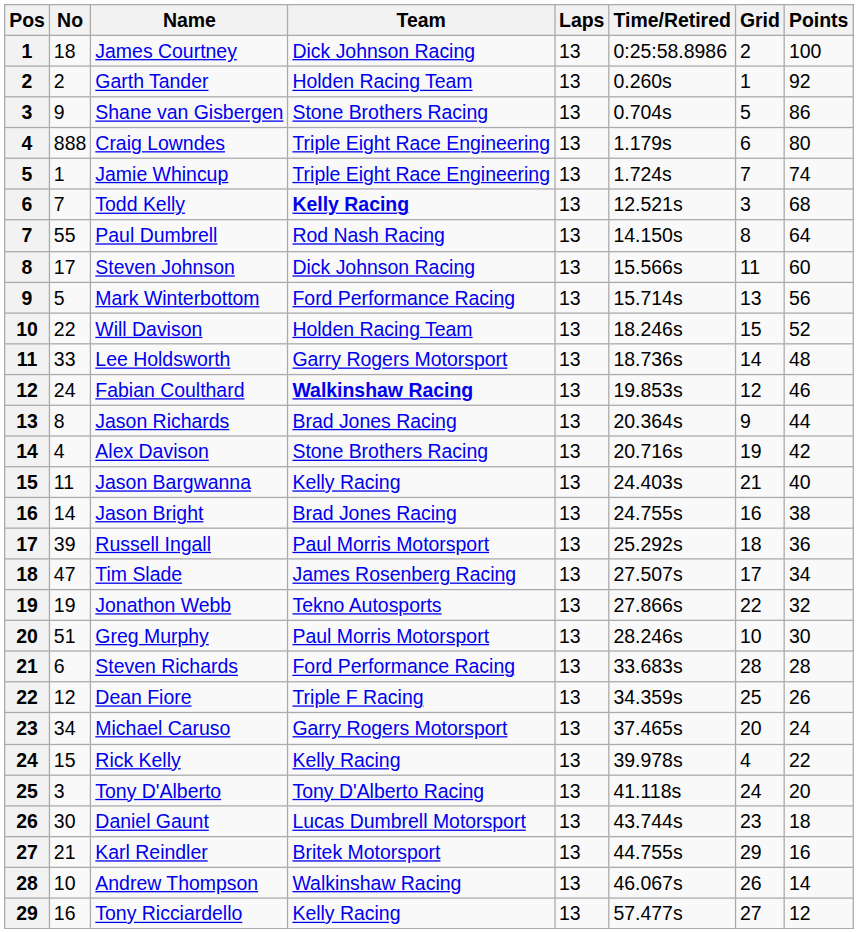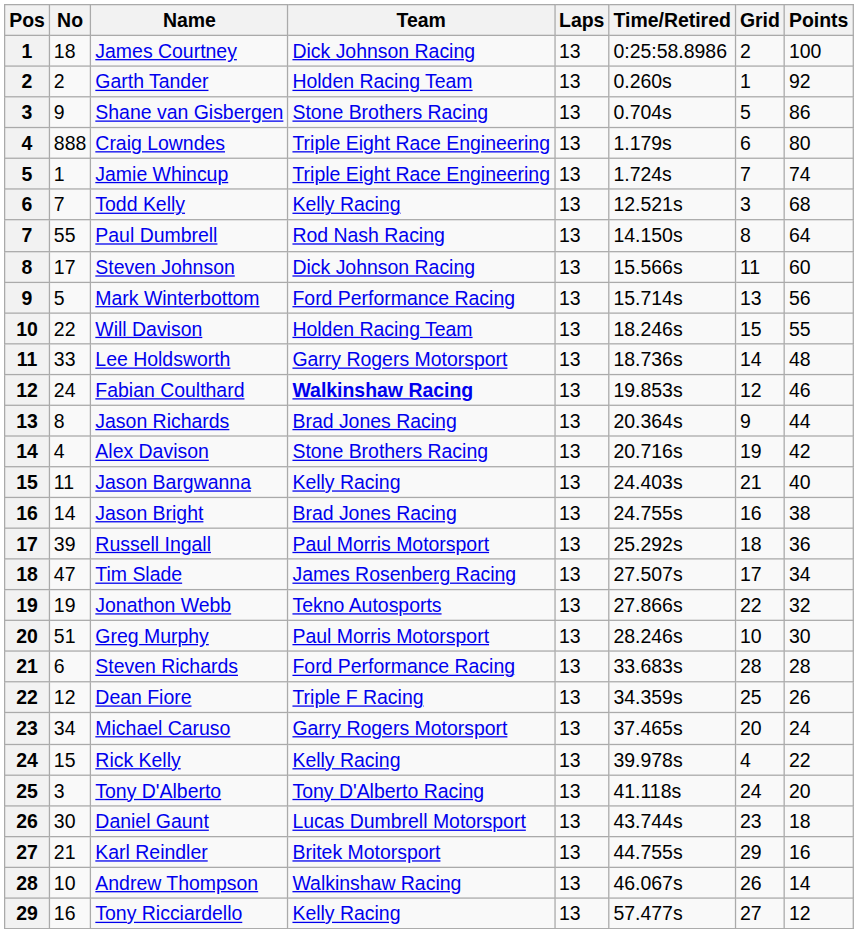(351, 205) bold -> (346, 205) normal
(800, 328) 52 -> (800, 328) 55
